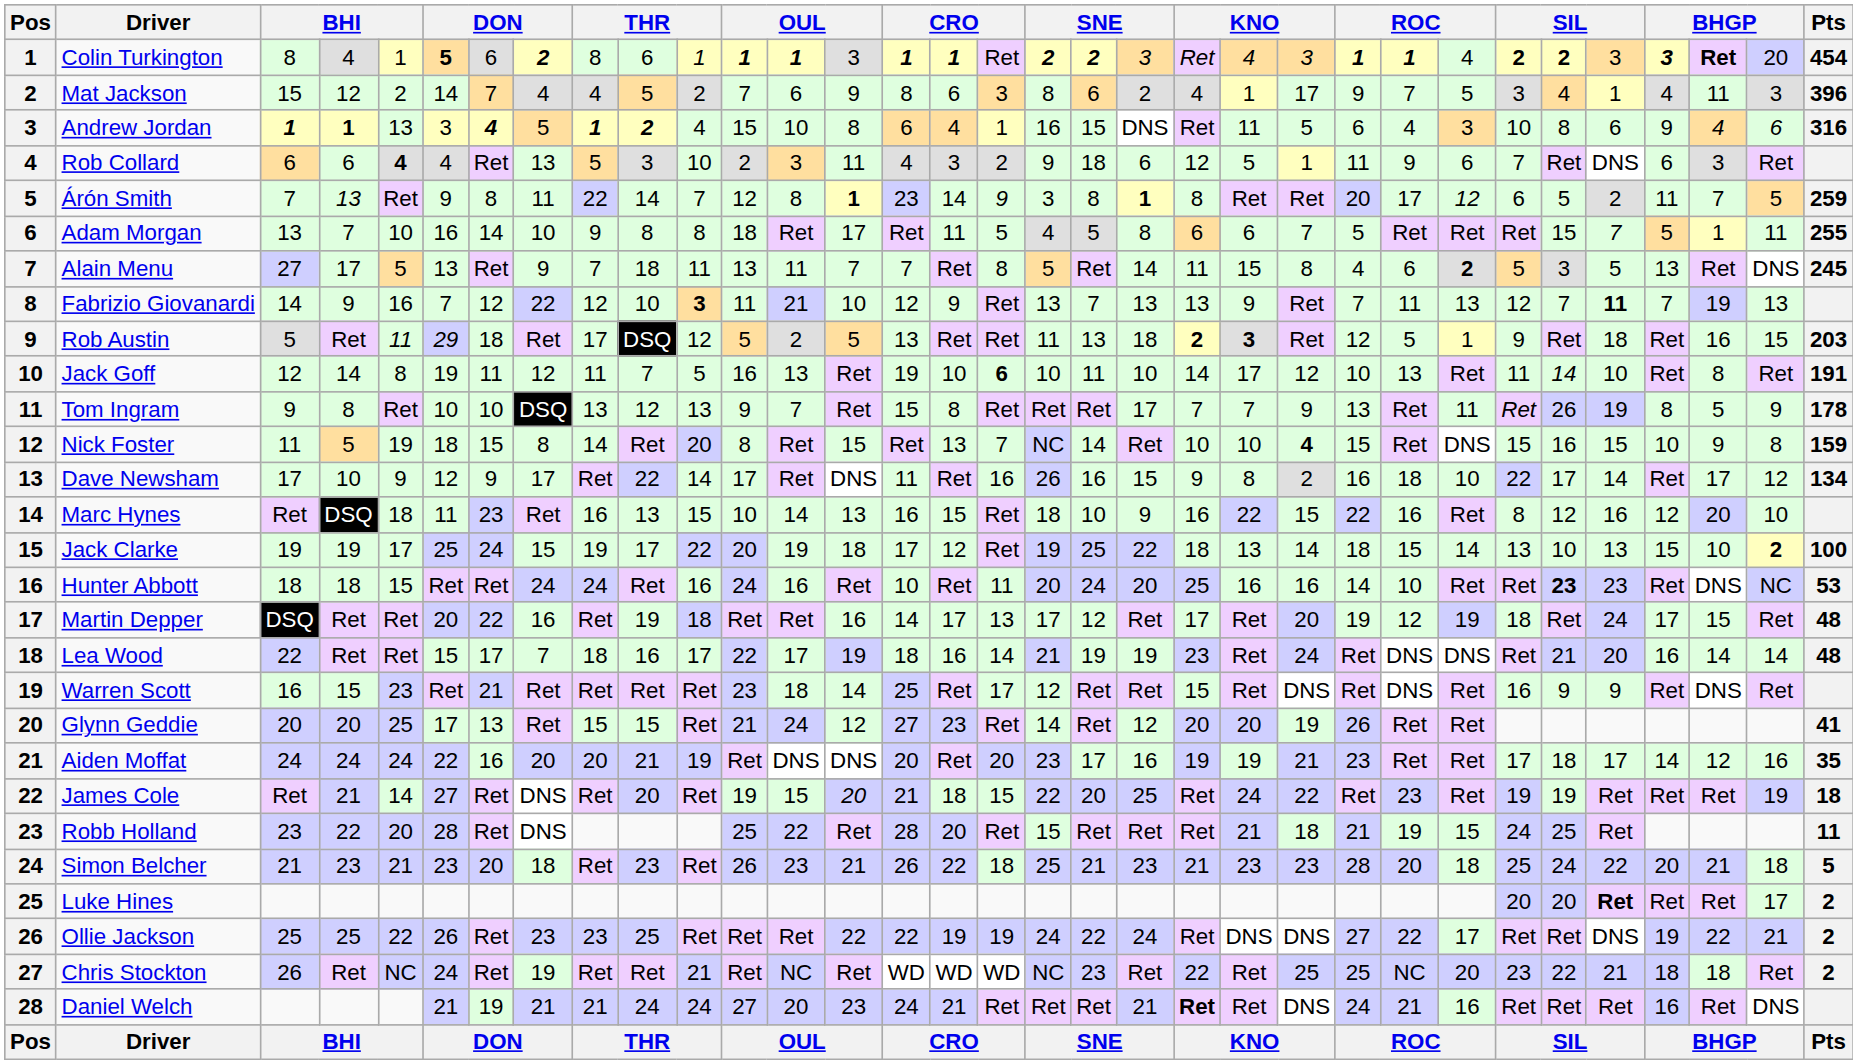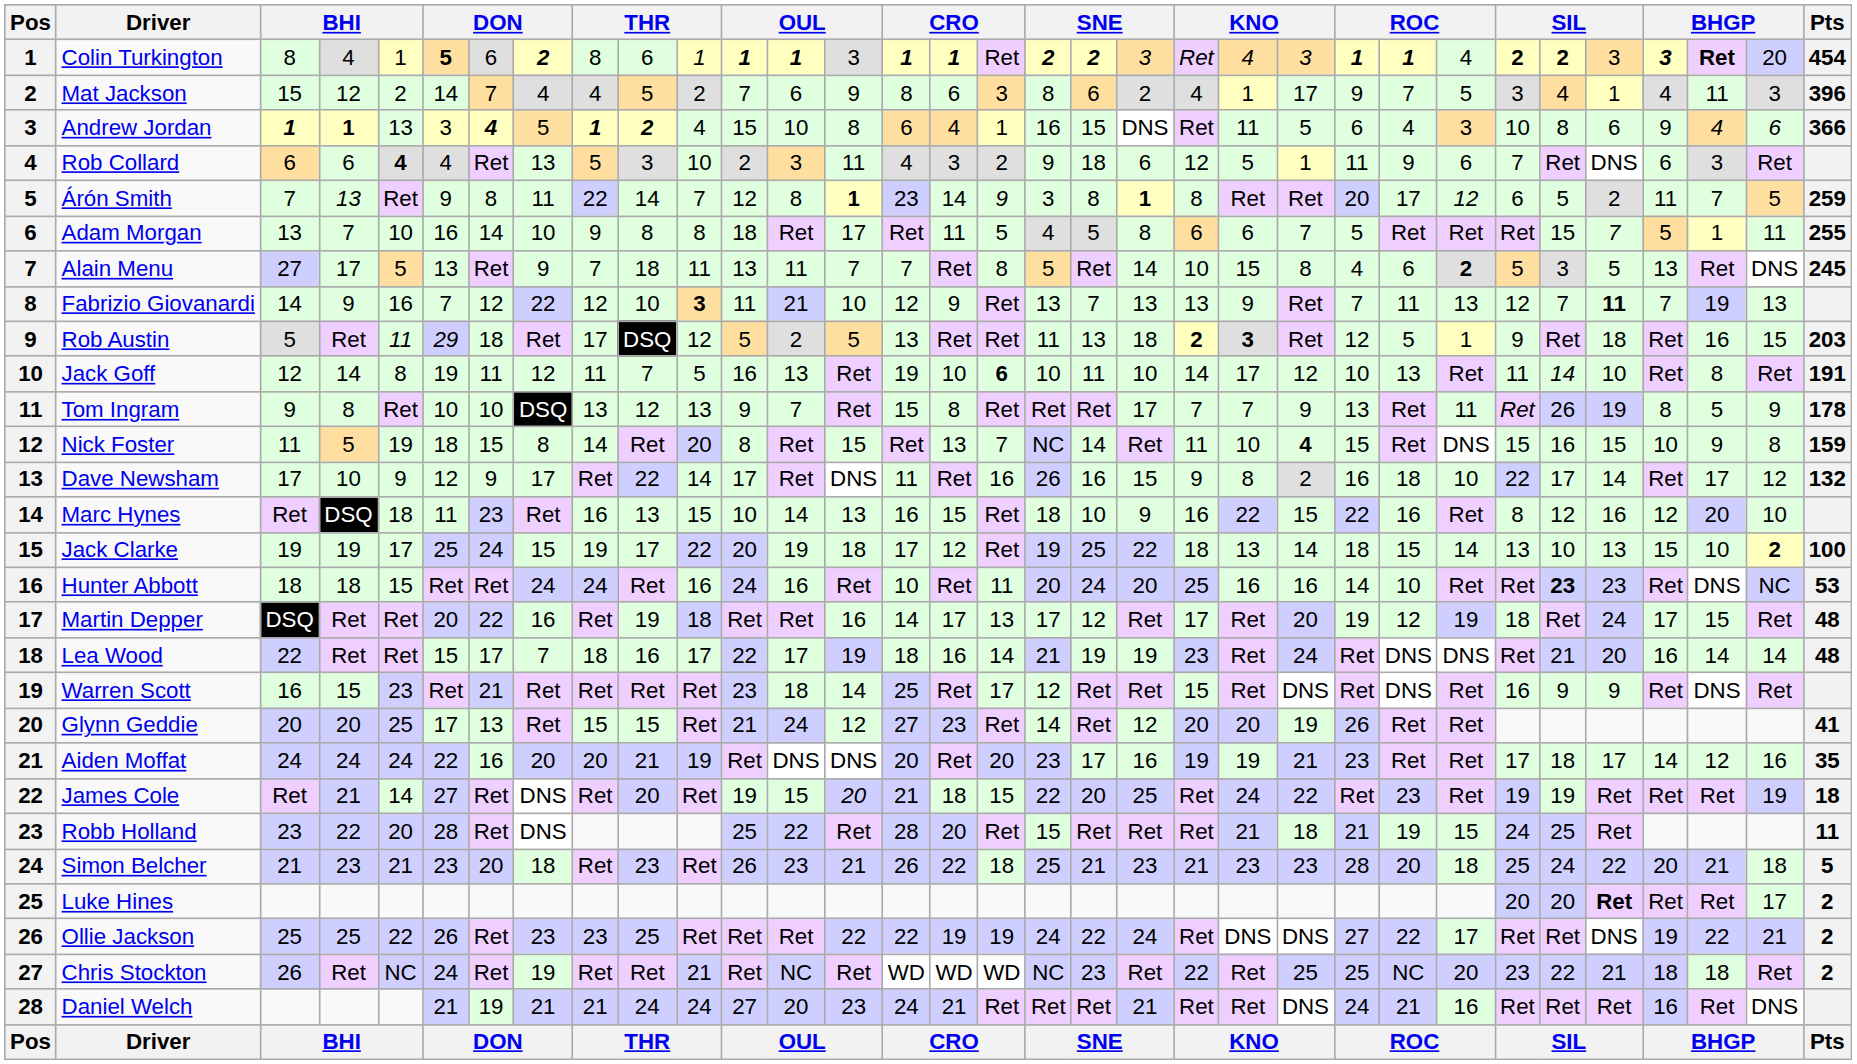(1829, 127) 316 -> (1827, 127) 366
(1197, 268) 11 -> (1196, 268) 10
(1197, 444) 10 -> (1196, 444) 11
(1829, 479) 134 -> (1827, 479) 132
(1197, 1006) bold -> (1196, 1006) normal
